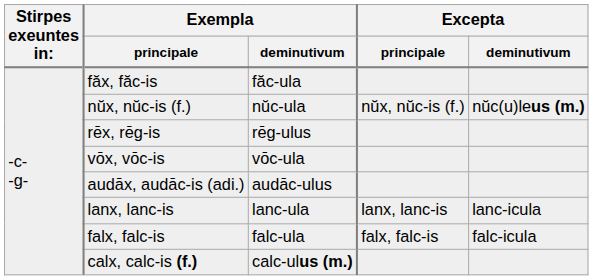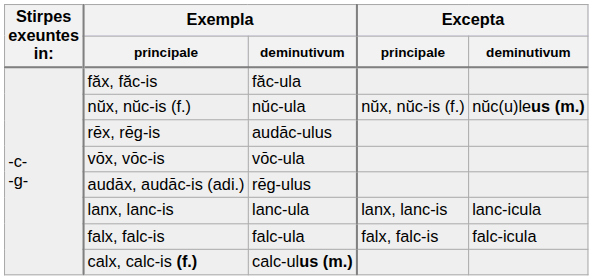(282, 132) rēg-ulus -> (292, 132) audāc-ulus
(292, 184) audāc-ulus -> (282, 184) rēg-ulus
